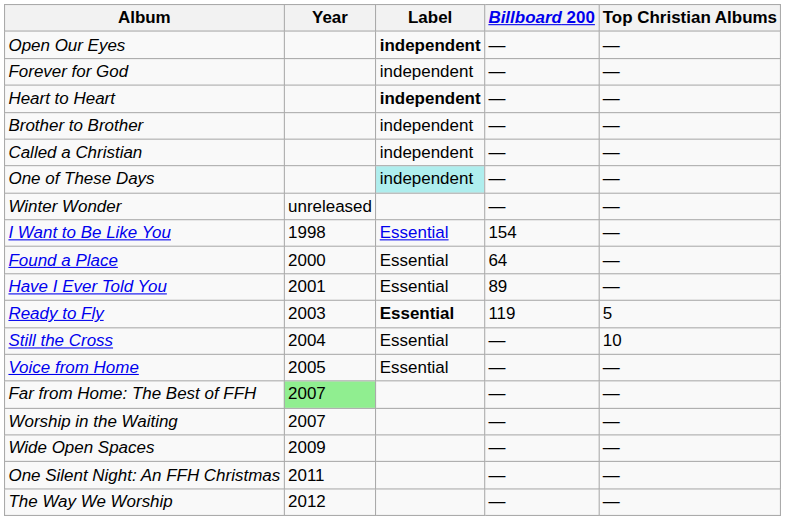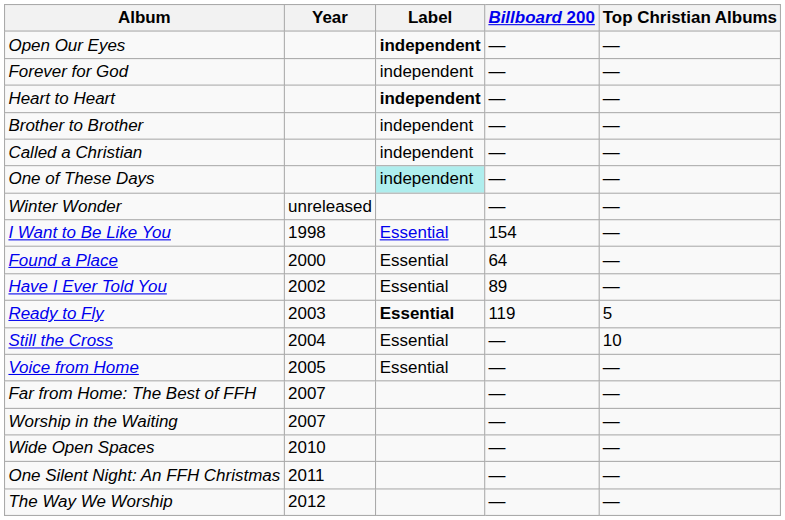(307, 286) 2001 -> (307, 286) 2002
(307, 394) lightgreen background -> (307, 394) no background
(307, 448) 2009 -> (307, 448) 2010
